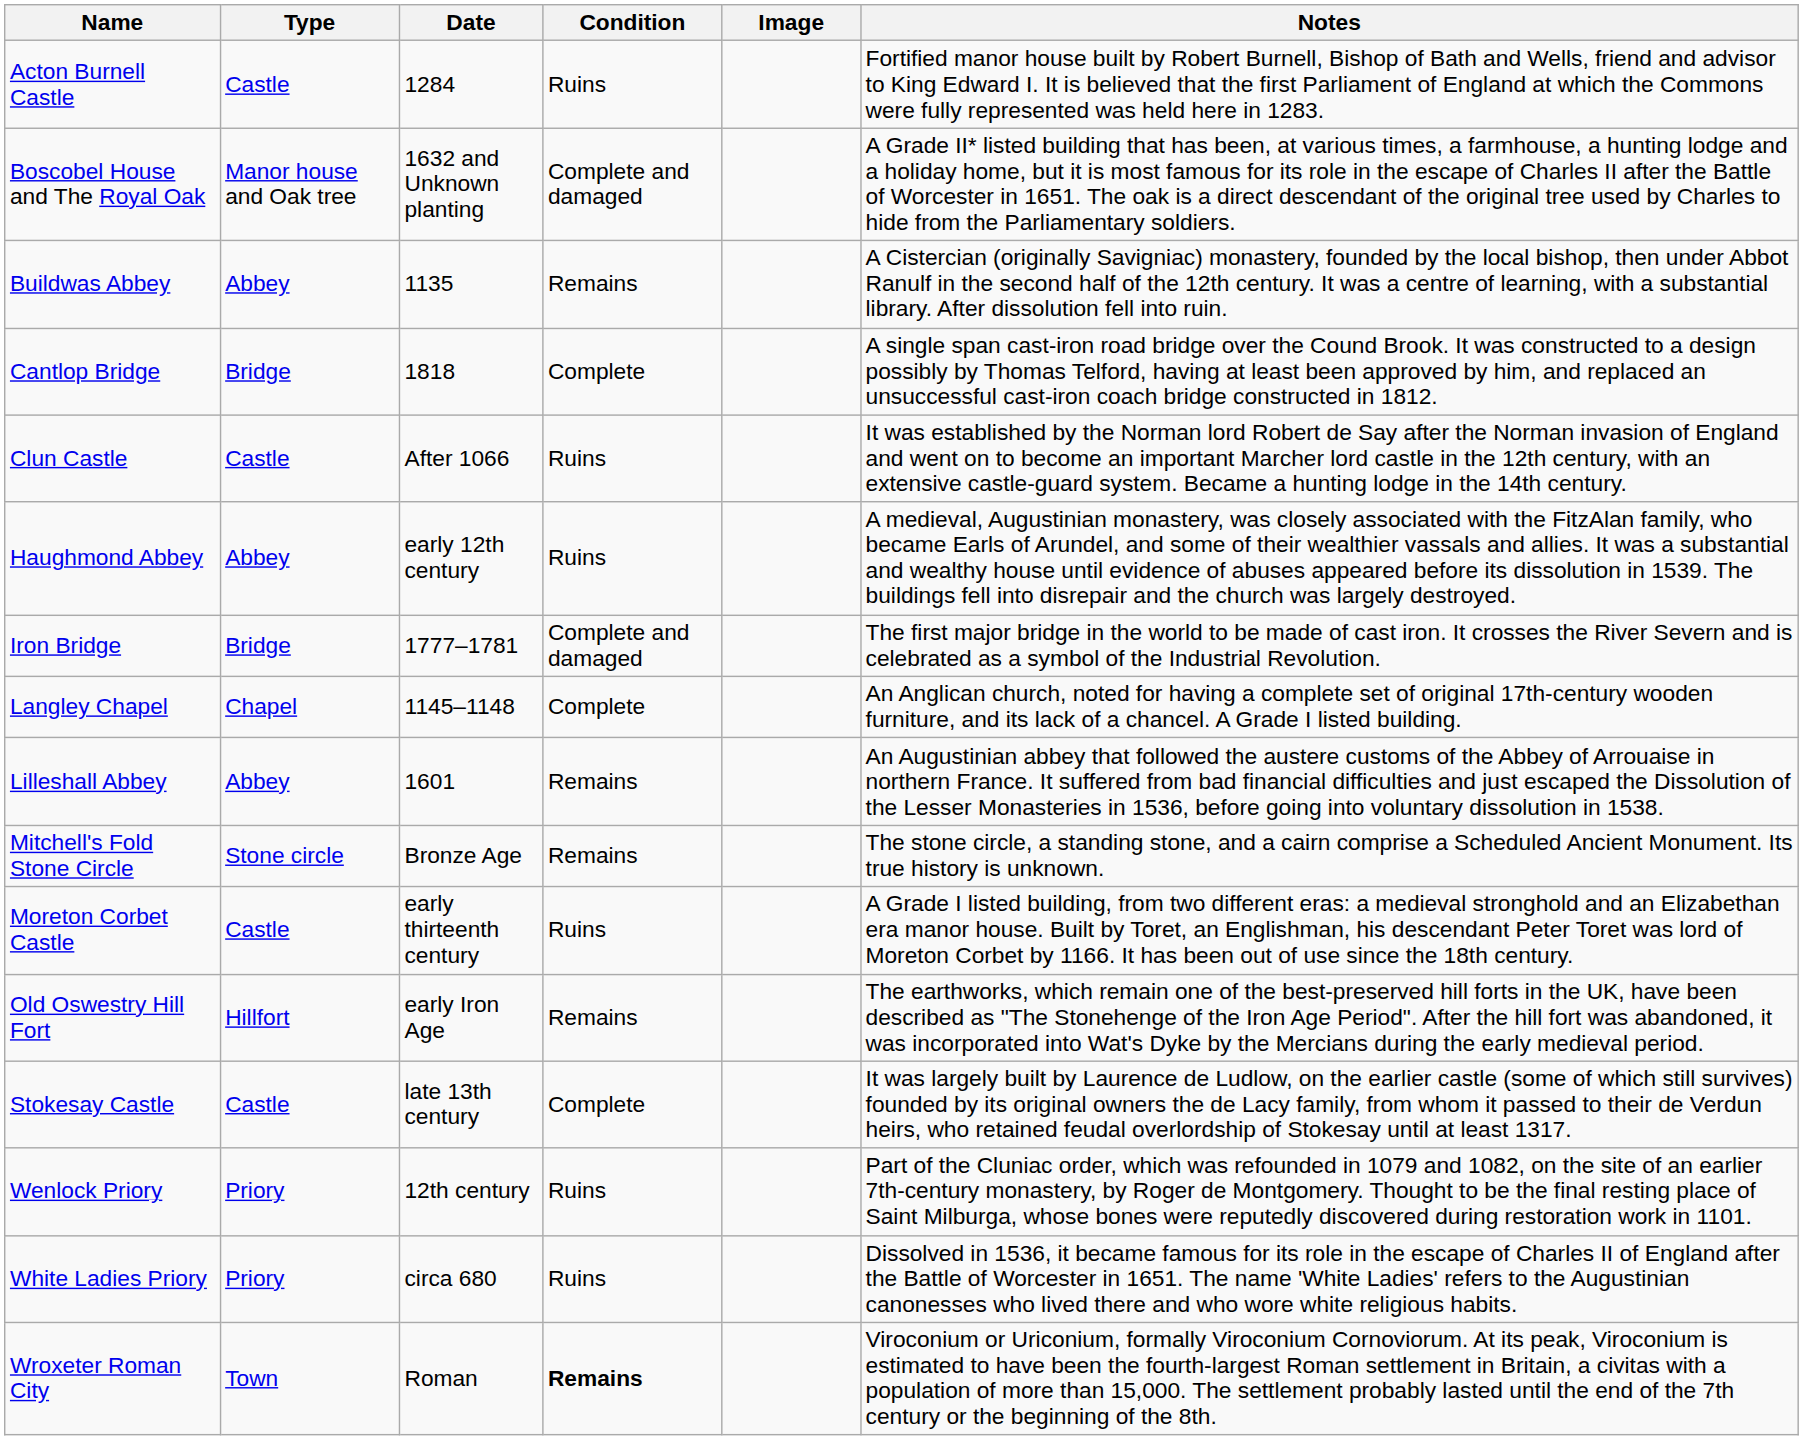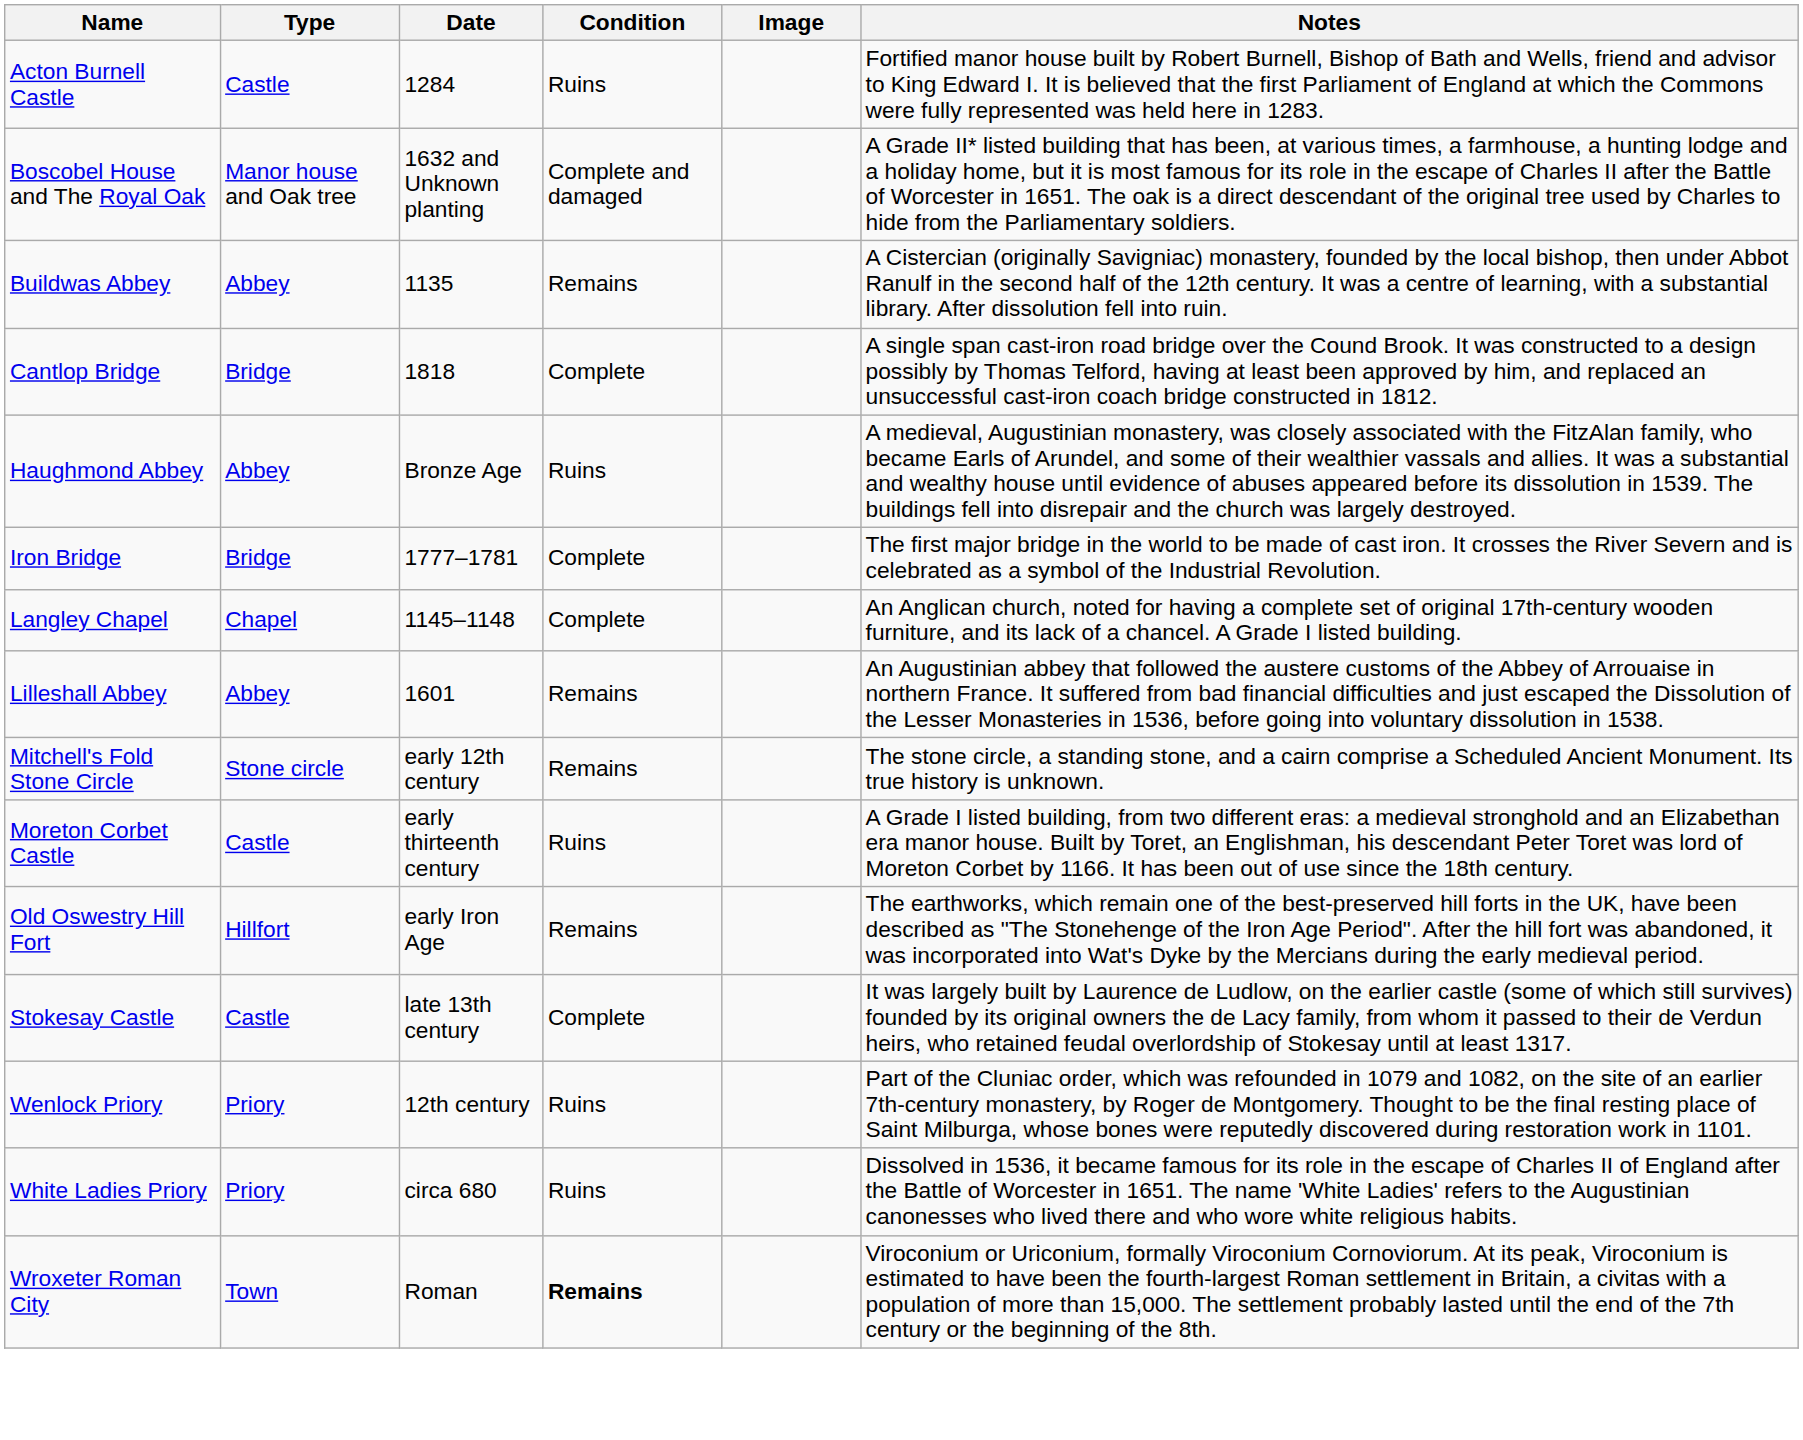- row: (69, 458)
(454, 558) early 12th century -> (463, 471) Bronze Age
(619, 645) Complete and damaged -> (597, 558) Complete
(463, 855) Bronze Age -> (454, 768) early 12th century
